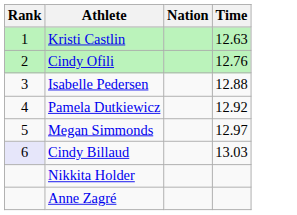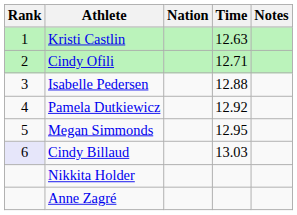+ column: (272, 15)
(231, 61) 12.76 -> (231, 61) 12.71
(231, 130) 12.97 -> (231, 130) 12.95
